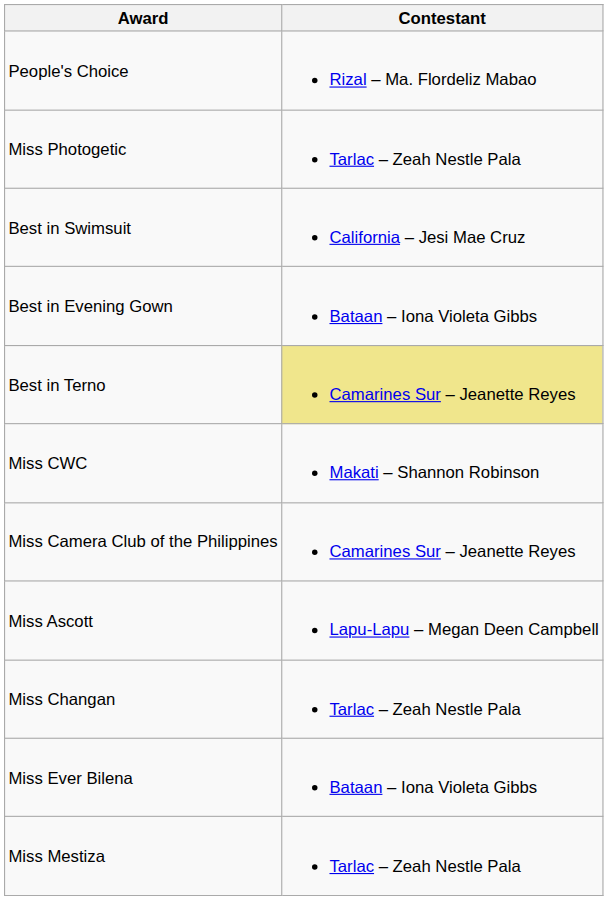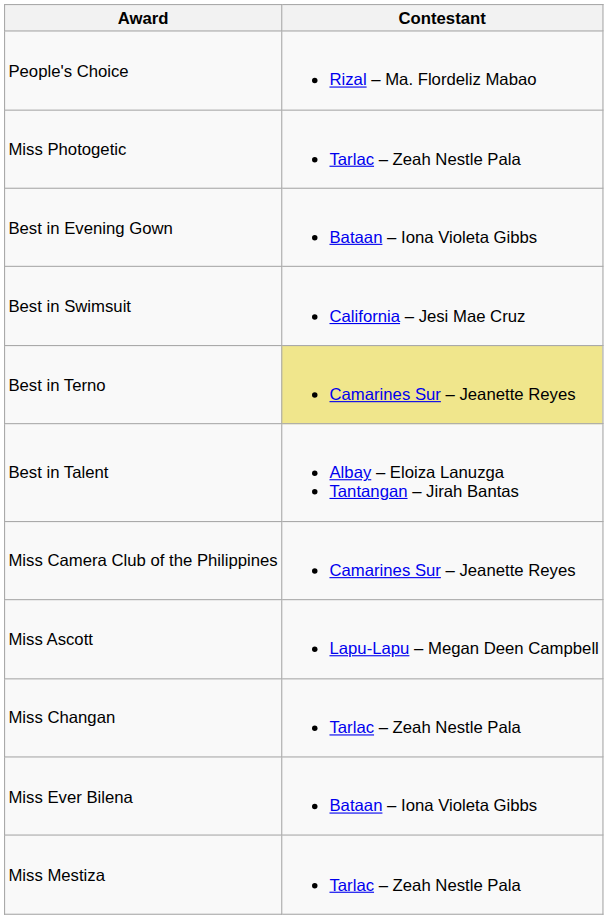rows swapped: (91, 306) <-> (70, 228)
+ row: (58, 473)
- row: (48, 463)
